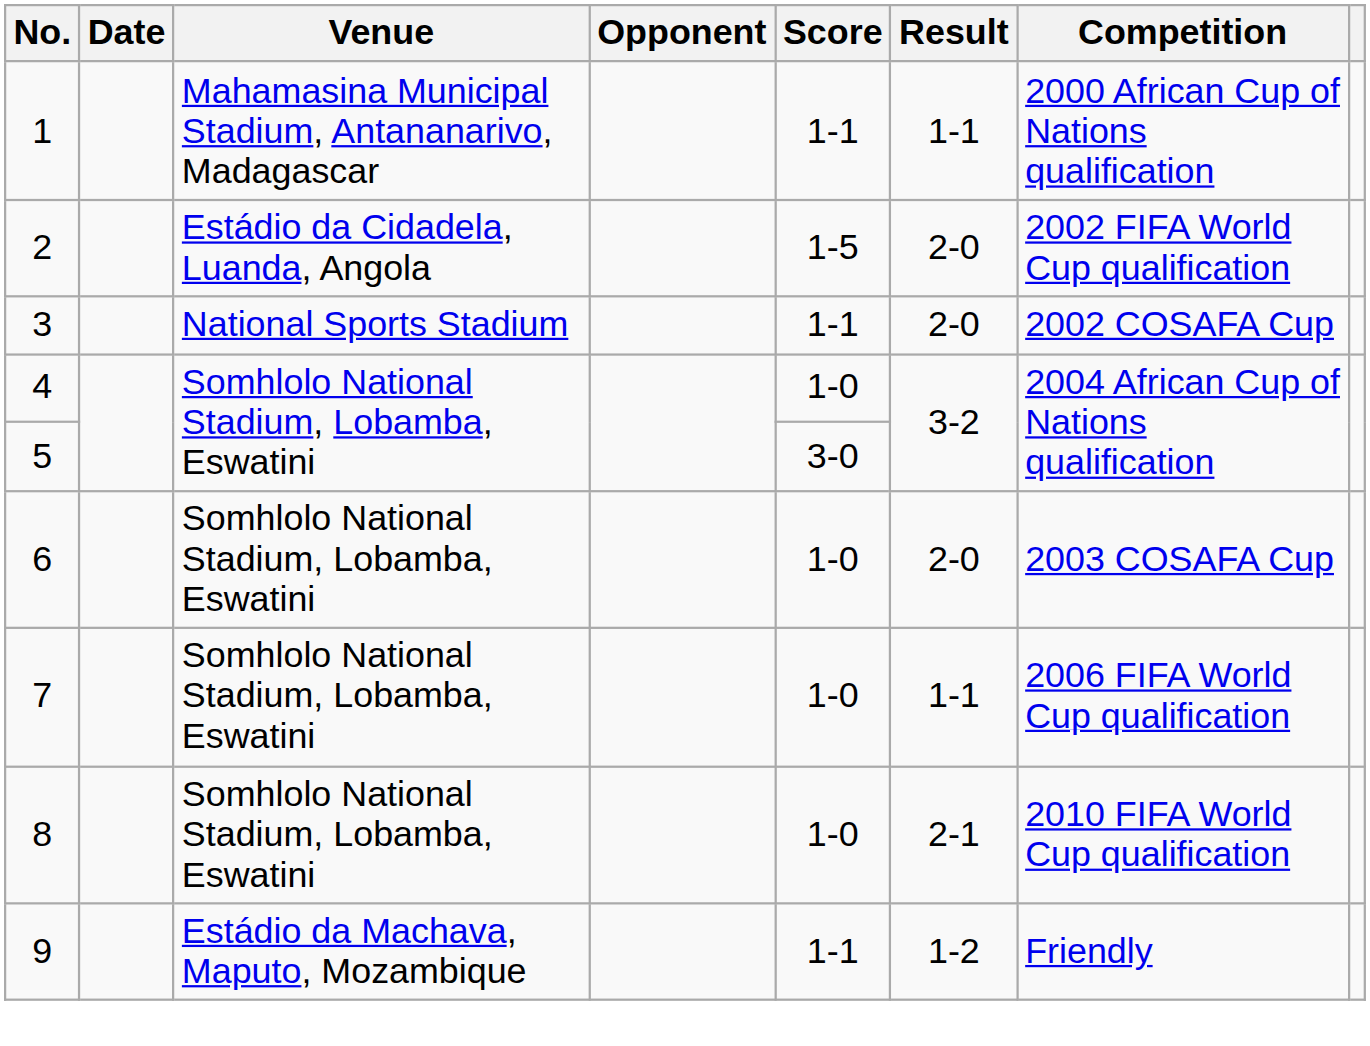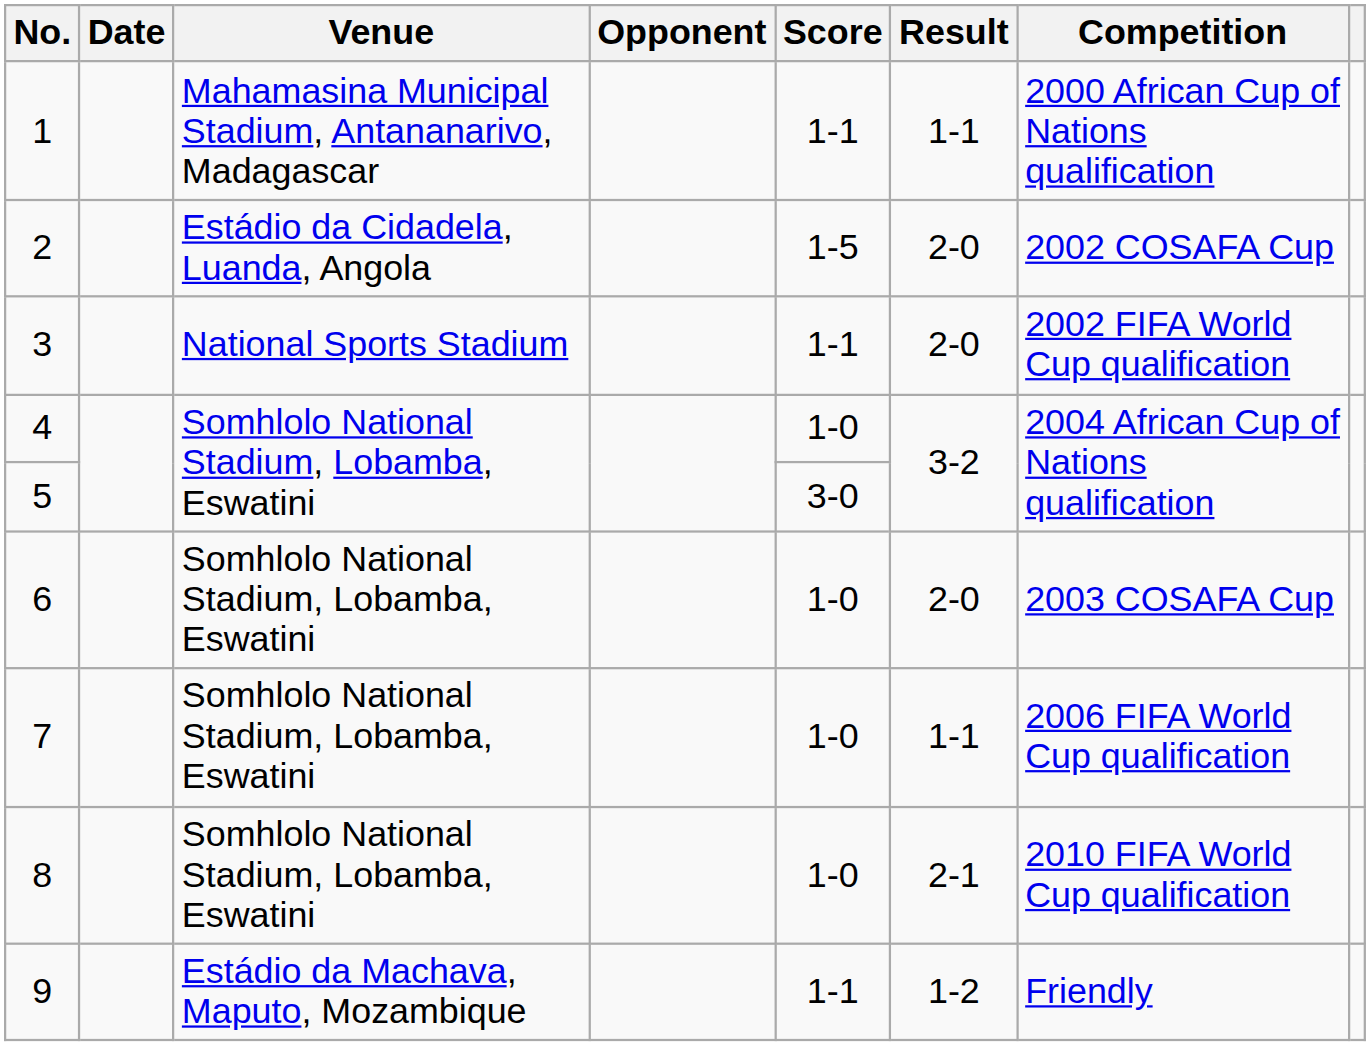(1158, 247) 2002 FIFA World Cup qualification -> (1180, 247) 2002 COSAFA Cup
(1180, 324) 2002 COSAFA Cup -> (1158, 344) 2002 FIFA World Cup qualification
